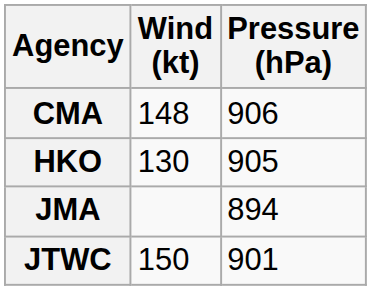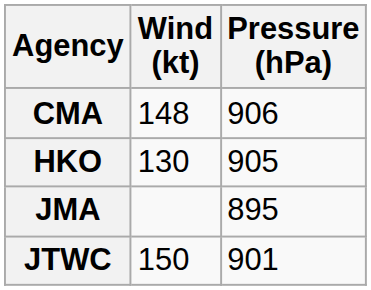(253, 210) 894 -> (253, 210) 895
